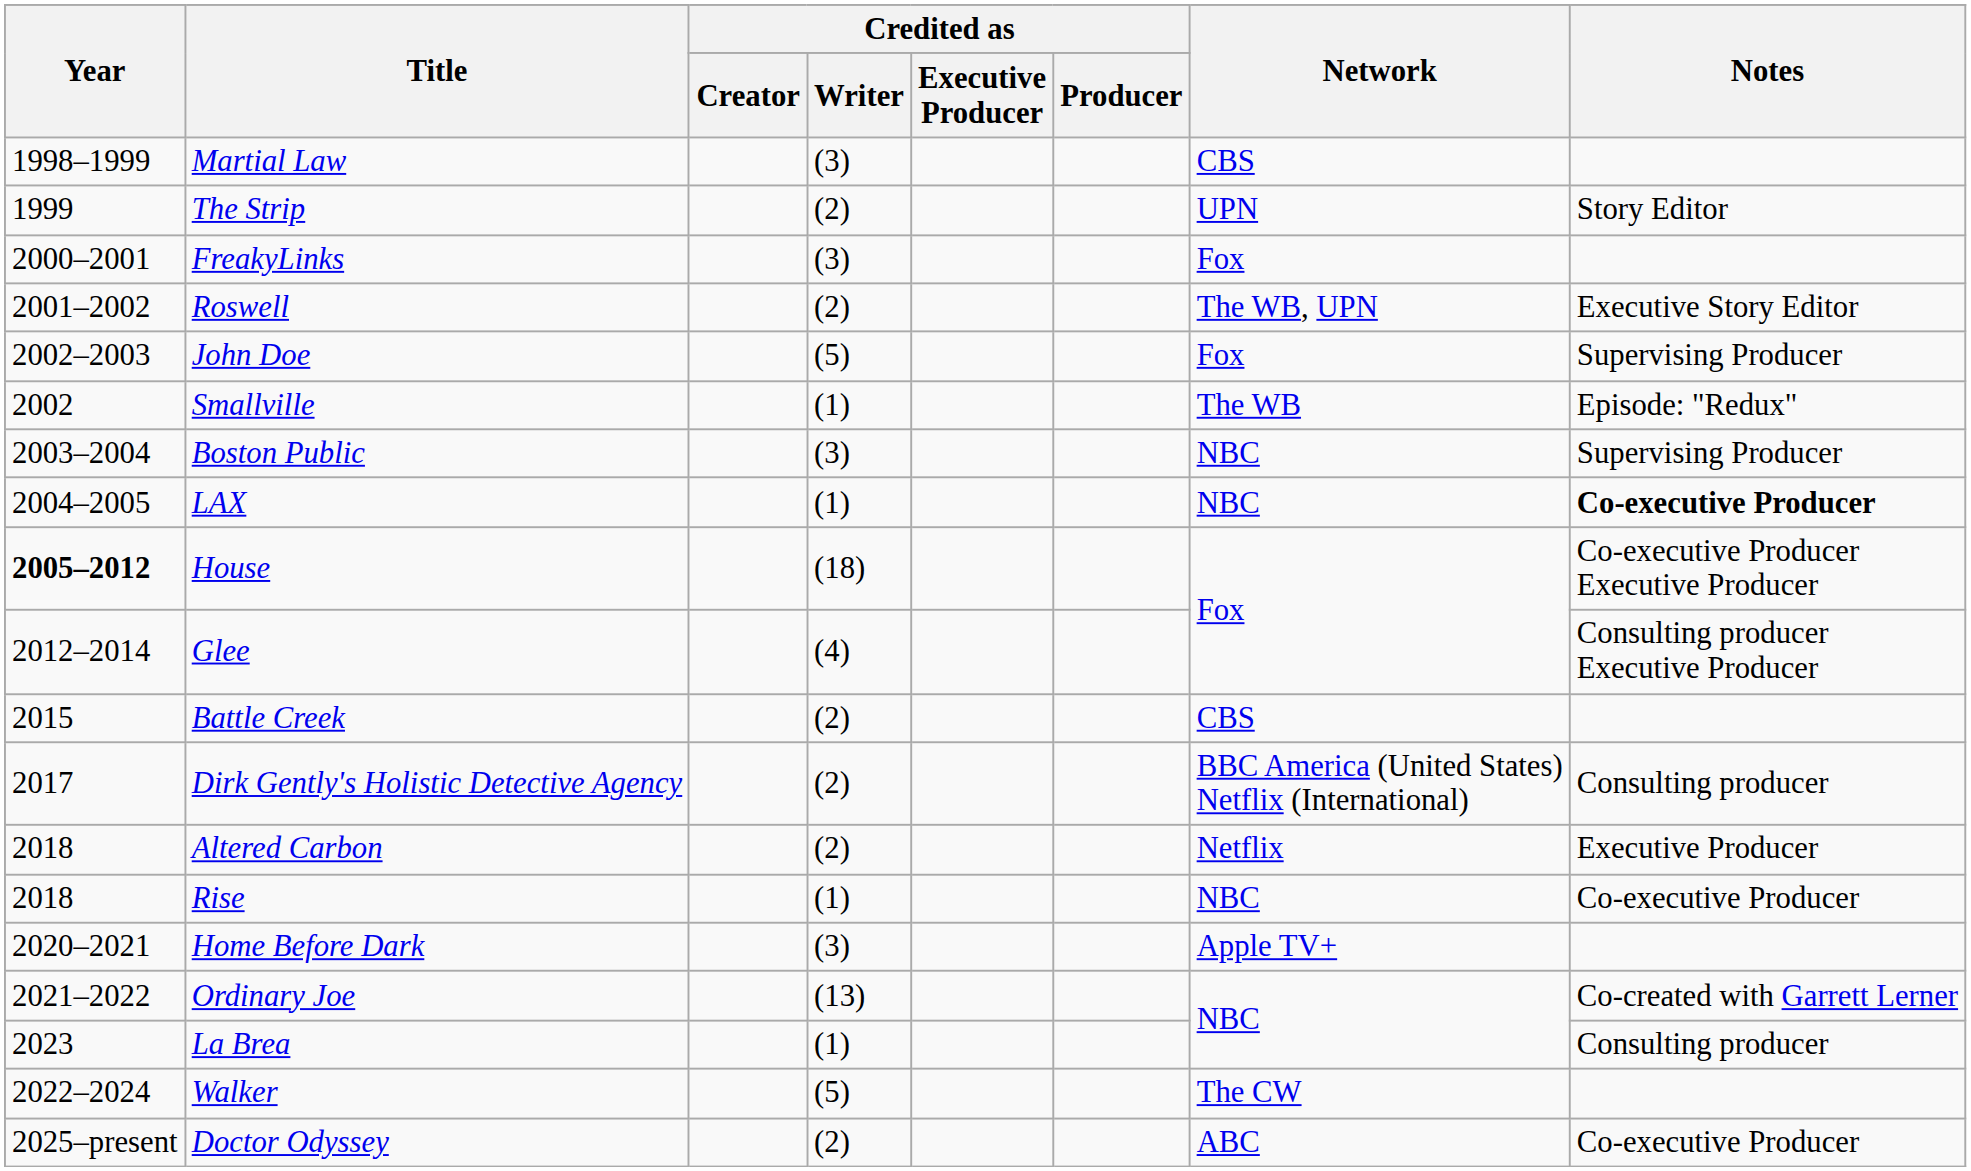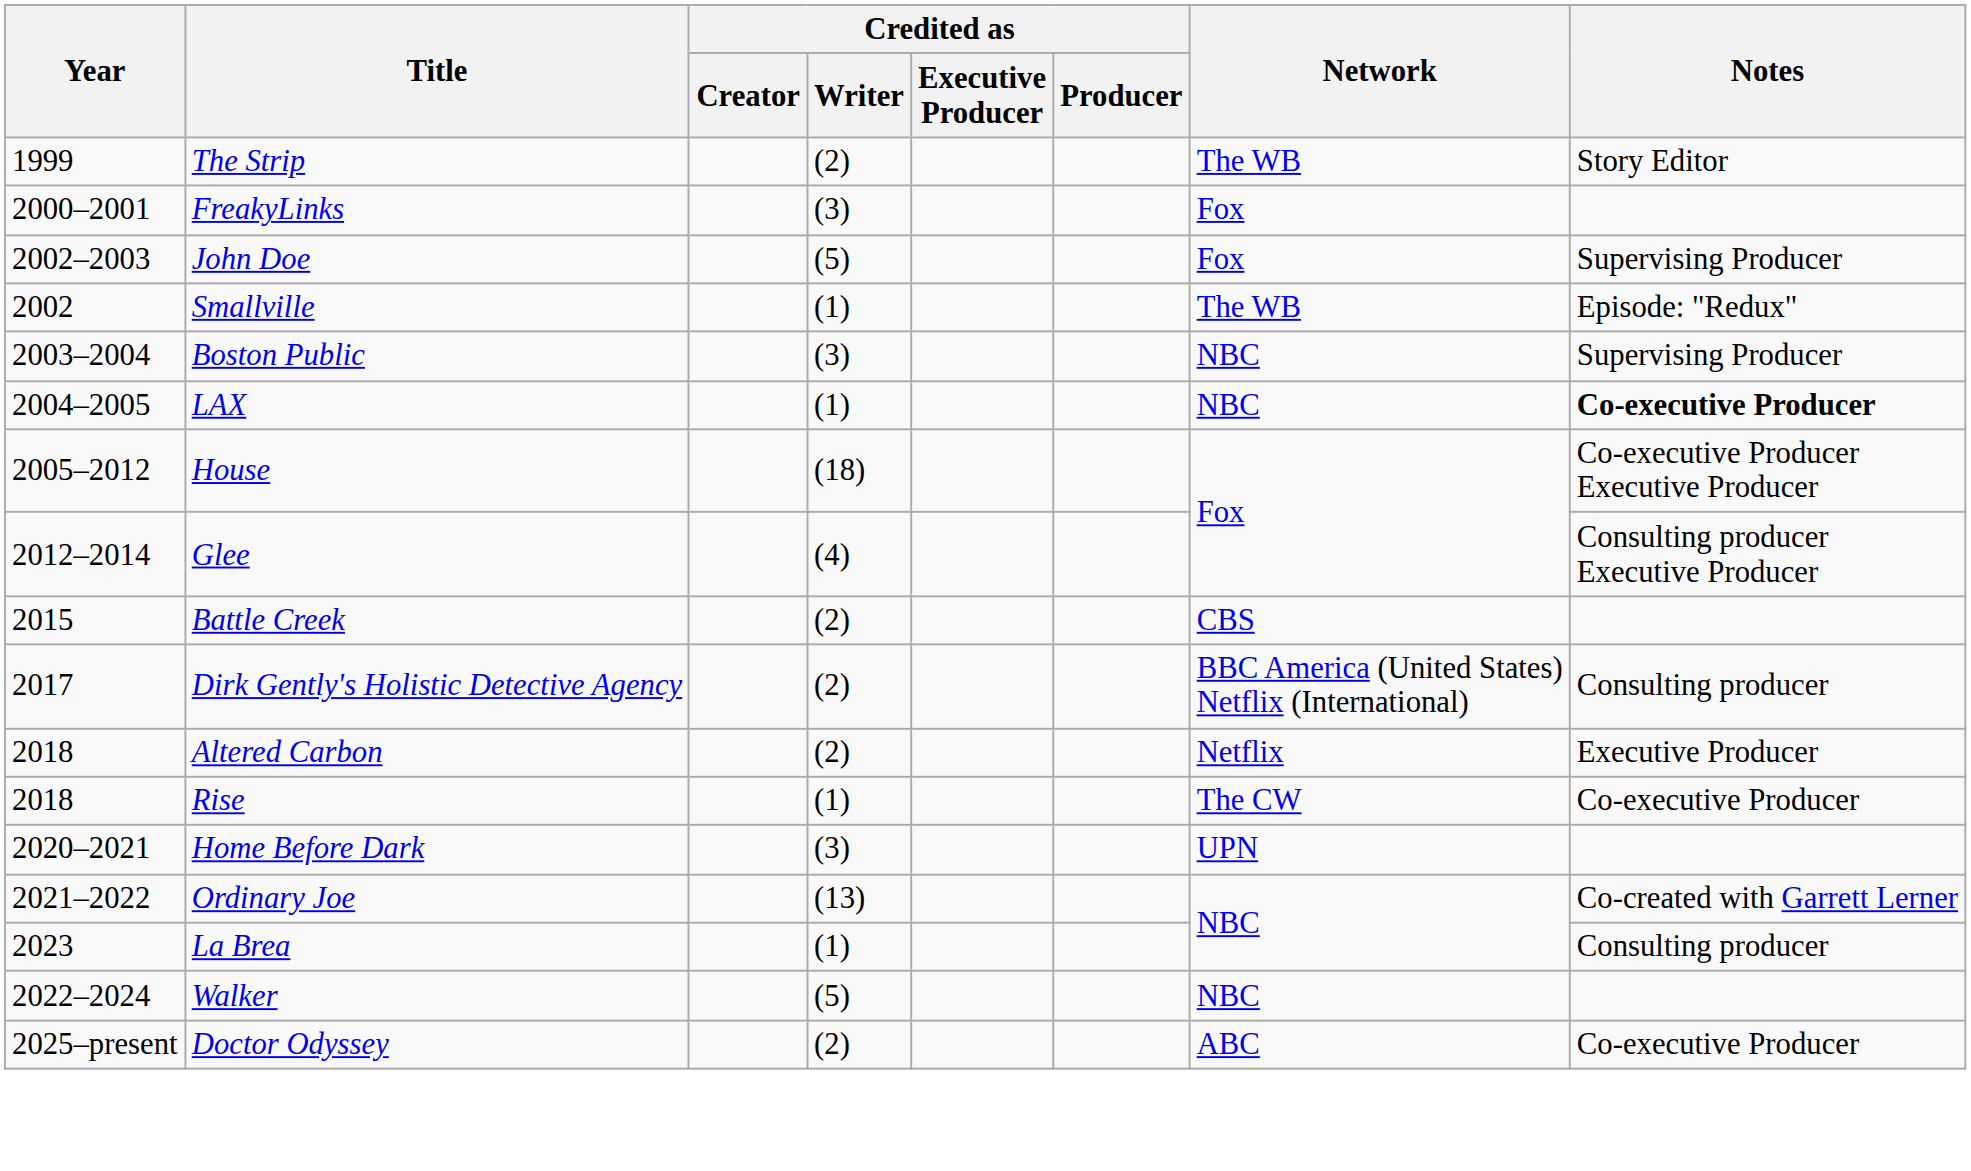- row: (269, 160)
(1227, 209) UPN -> (1249, 160) The WB
- row: (240, 307)
(81, 567) bold -> (81, 470) normal
(1228, 897) NBC -> (1249, 800) The CW
(1267, 946) Apple TV+ -> (1227, 849) UPN
(1249, 1092) The CW -> (1228, 995) NBC
